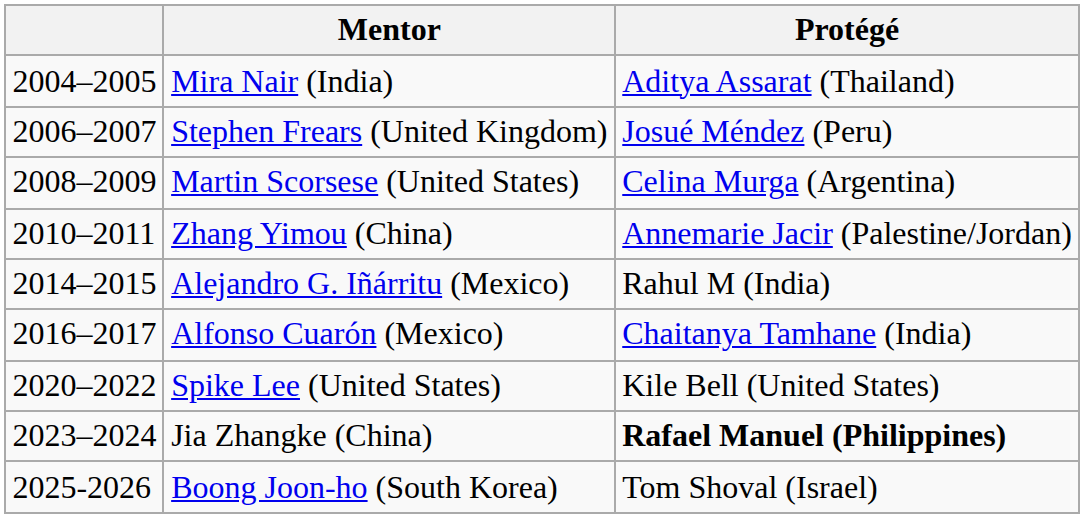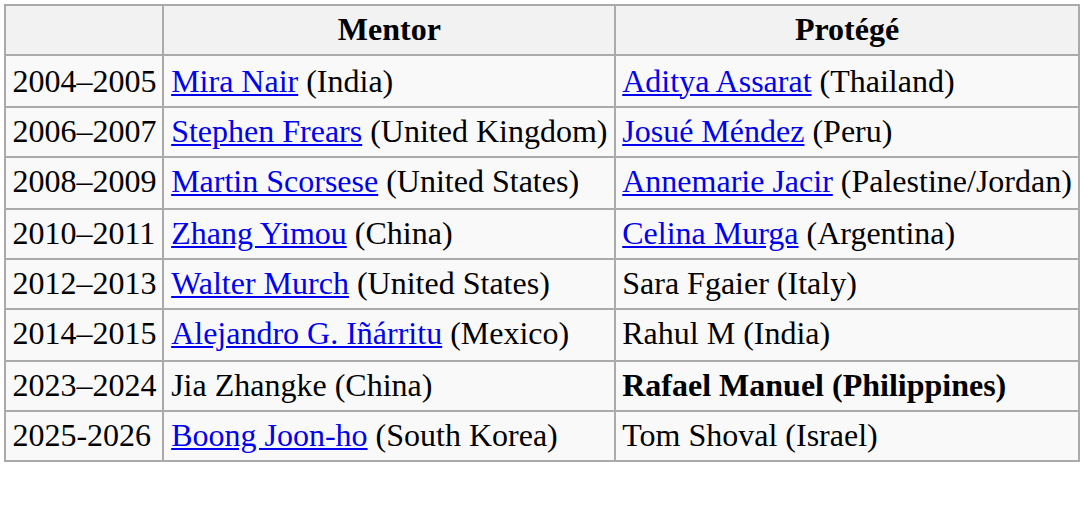(789, 182) Celina Murga (Argentina) -> (847, 182) Annemarie Jacir (Palestine/Jordan)
(847, 232) Annemarie Jacir (Palestine/Jordan) -> (789, 232) Celina Murga (Argentina)
+ row: (360, 283)
- row: (337, 334)
- row: (336, 385)
